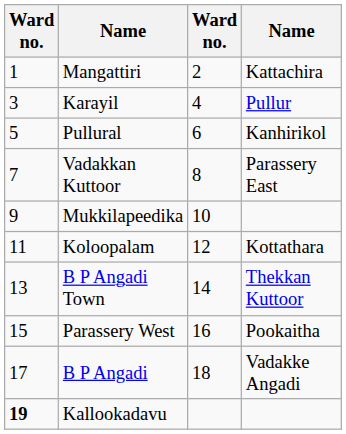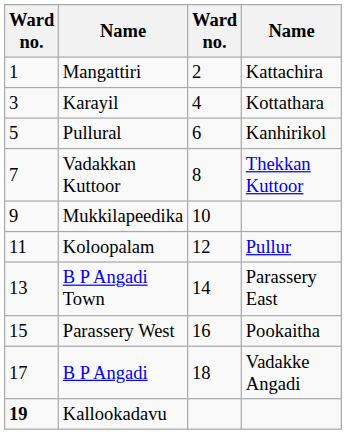(268, 103) Pullur -> (285, 103) Kottathara
(281, 175) Parassery East -> (278, 175) Thekkan Kuttoor
(285, 247) Kottathara -> (268, 247) Pullur
(278, 288) Thekkan Kuttoor -> (281, 288) Parassery East
